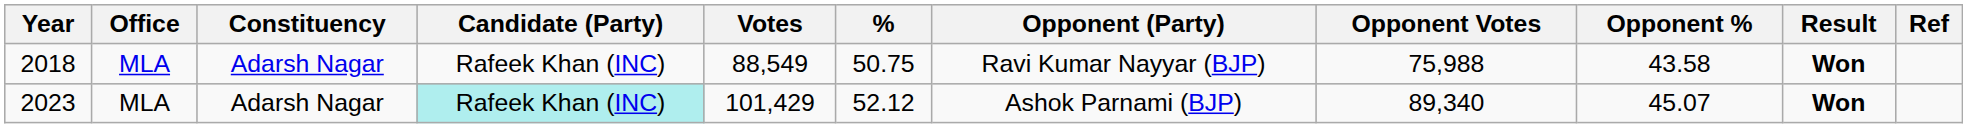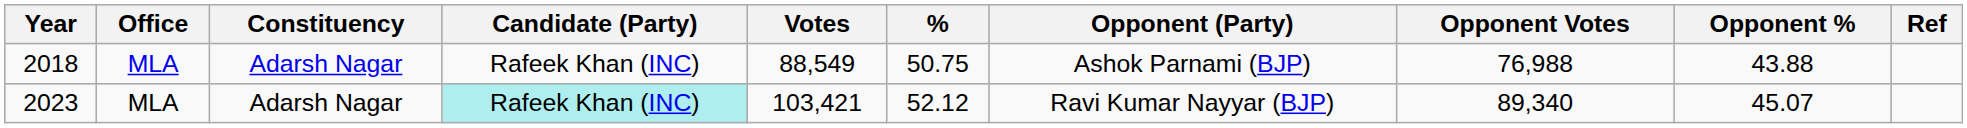- column: (1839, 24)
(1123, 63) Ravi Kumar Nayyar (BJP) -> (1192, 63) Ashok Parnami (BJP)
(1446, 63) 75,988 -> (1535, 63) 76,988
(1680, 63) 43.58 -> (1783, 63) 43.88
(770, 102) 101,429 -> (817, 102) 103,421
(1123, 102) Ashok Parnami (BJP) -> (1192, 102) Ravi Kumar Nayyar (BJP)
